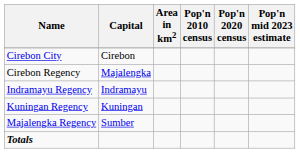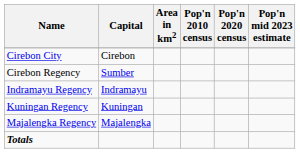(126, 72) Majalengka -> (117, 72) Sumber
(117, 123) Sumber -> (126, 123) Majalengka
